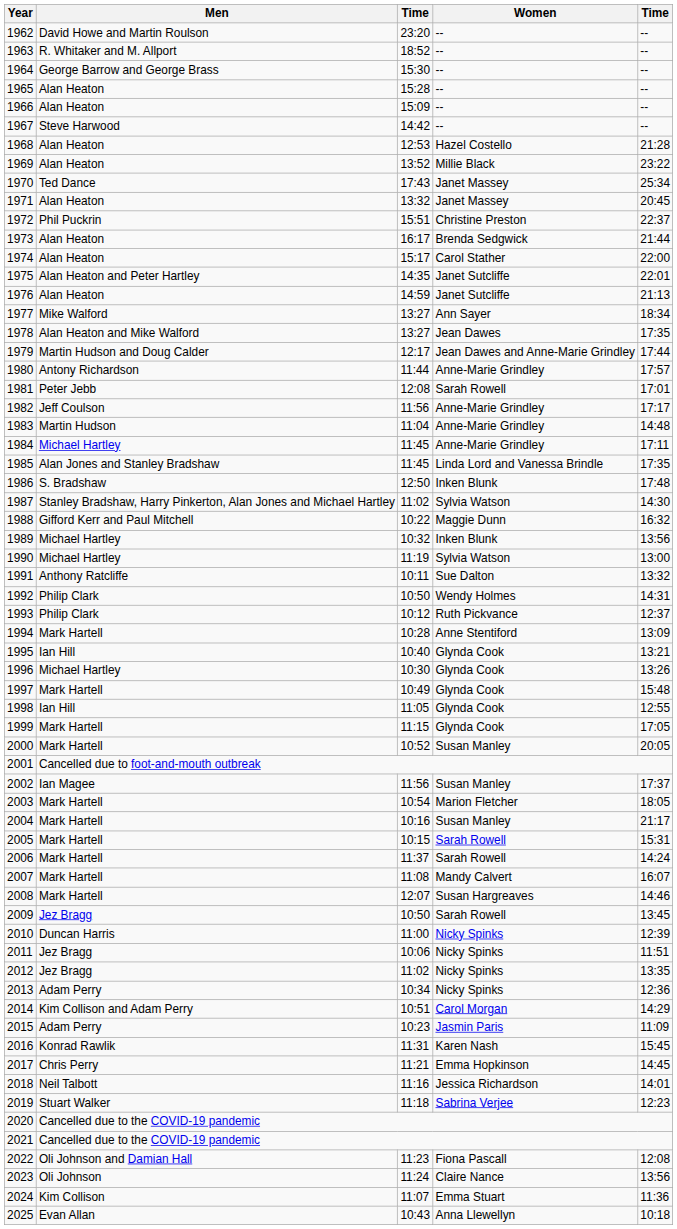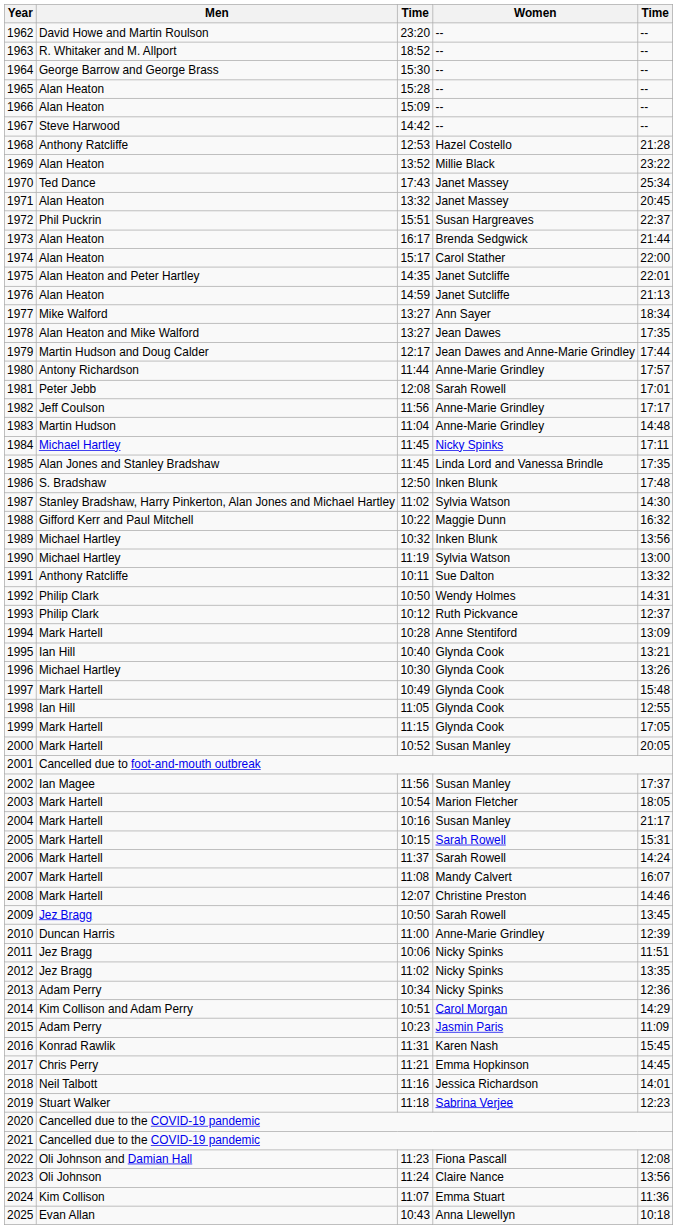(71, 145) Alan Heaton -> (84, 145) Anthony Ratcliffe
(481, 220) Christine Preston -> (485, 220) Susan Hargreaves
(490, 445) Anne-Marie Grindley -> (469, 445) Nicky Spinks
(485, 896) Susan Hargreaves -> (481, 896) Christine Preston
(469, 933) Nicky Spinks -> (490, 933) Anne-Marie Grindley
